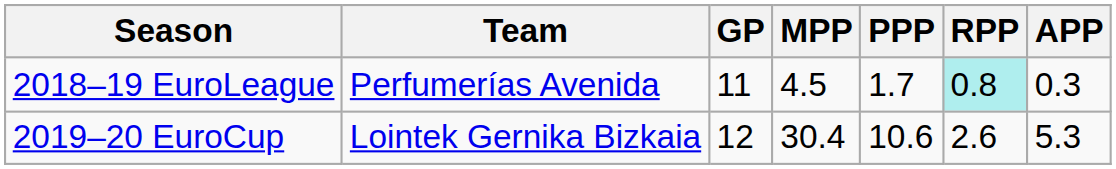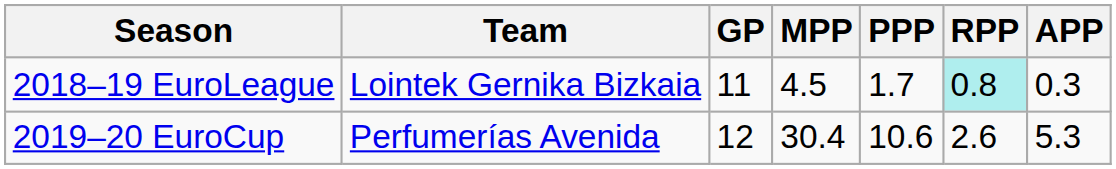(505, 84) Perfumerías Avenida -> (526, 84) Lointek Gernika Bizkaia
(526, 137) Lointek Gernika Bizkaia -> (505, 137) Perfumerías Avenida
